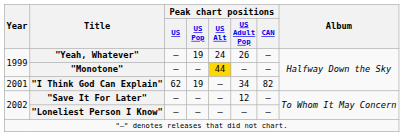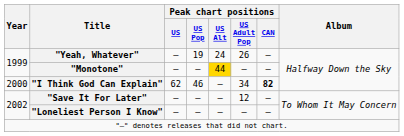(17, 84) 2001 -> (17, 84) 2000
(198, 84) 19 -> (198, 84) 46
(268, 84) normal -> (268, 84) bold
